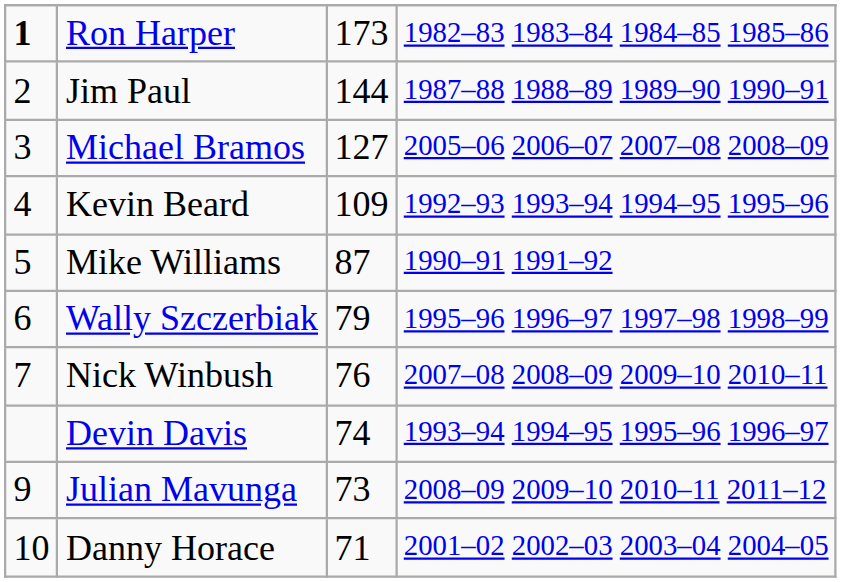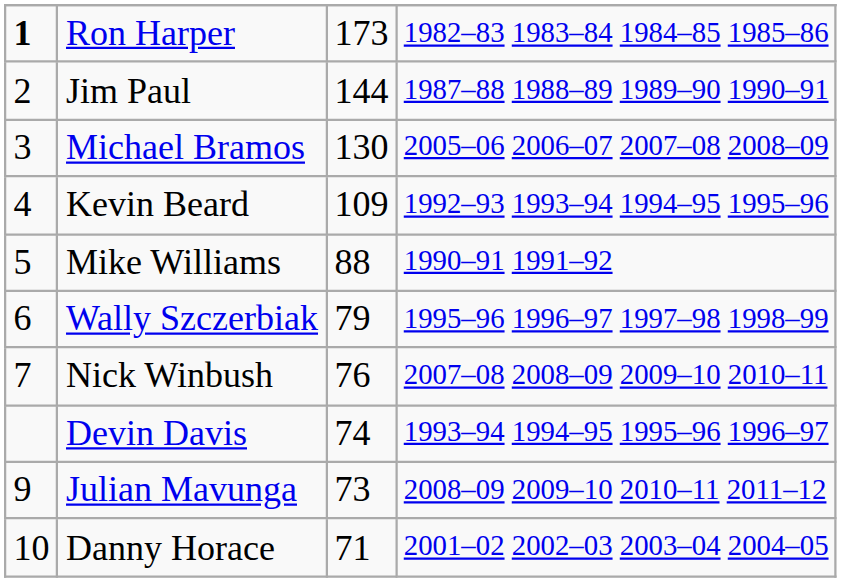(362, 147) 127 -> (362, 147) 130
(353, 261) 87 -> (353, 261) 88
